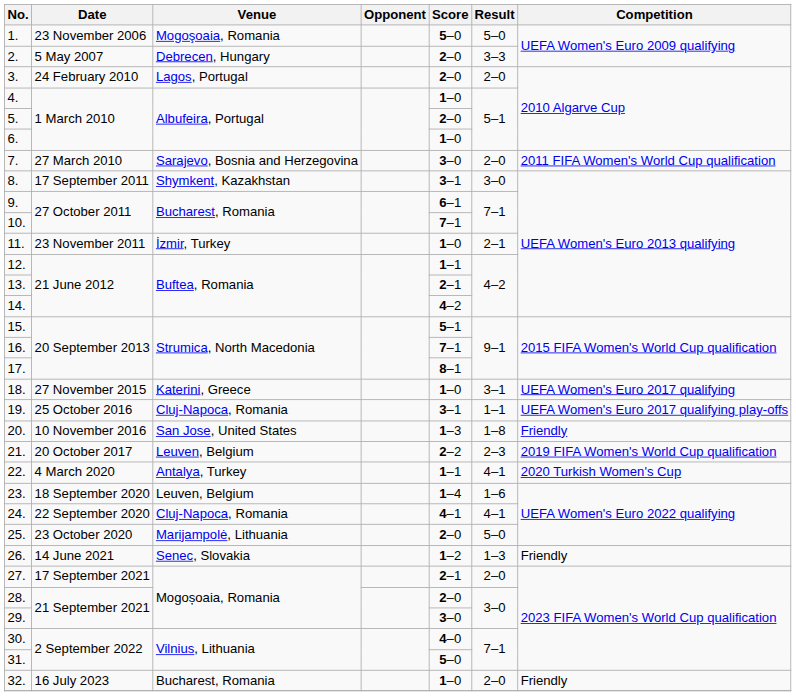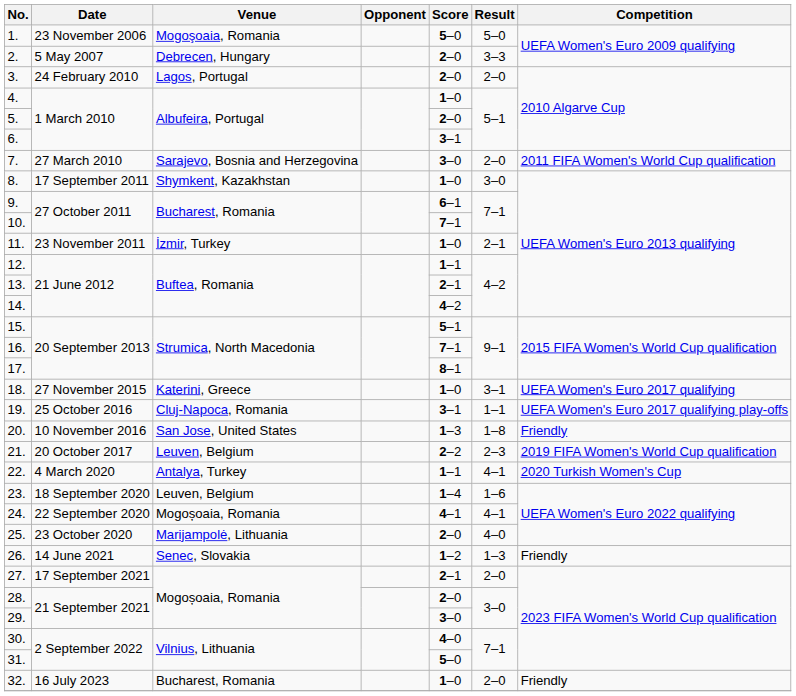(450, 139) 1–0 -> (450, 139) 3–1
(450, 181) 3–1 -> (450, 181) 1–0
(222, 514) Cluj-Napoca, Romania -> (218, 514) Mogoșoaia, Romania
(495, 535) 5–0 -> (495, 535) 4–0
